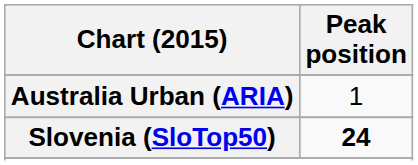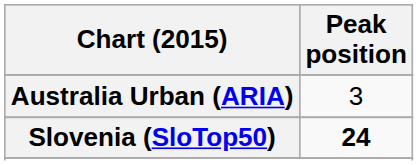(356, 95) 1 -> (356, 95) 3
